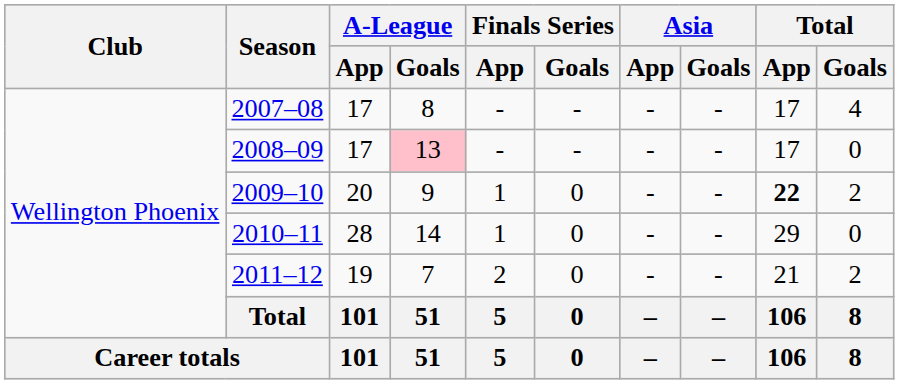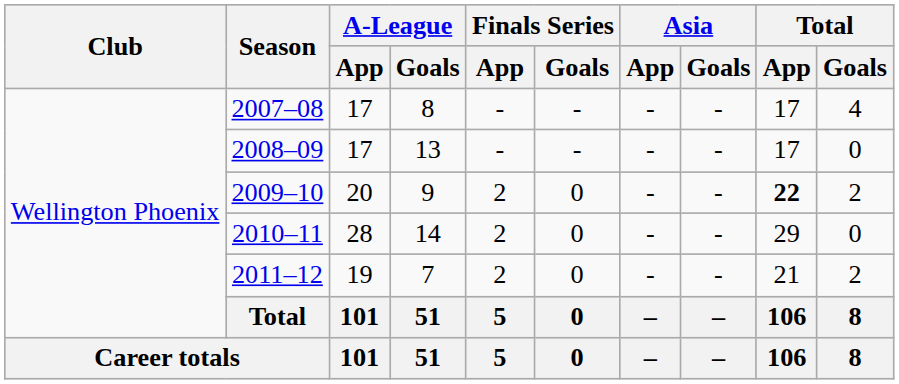(428, 150) pink background -> (428, 150) no background
(500, 191) 1 -> (500, 191) 2
(500, 233) 1 -> (500, 233) 2
